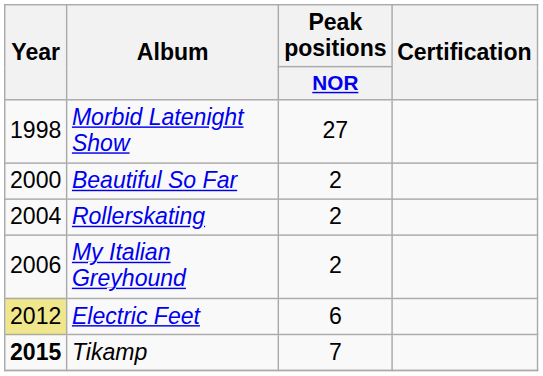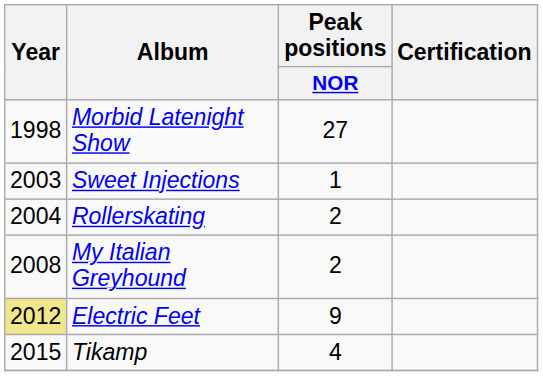- row: (155, 180)
+ row: (156, 180)
(36, 266) 2006 -> (36, 266) 2008
(335, 315) 6 -> (335, 315) 9
(36, 352) bold -> (36, 352) normal
(335, 352) 7 -> (335, 352) 4
